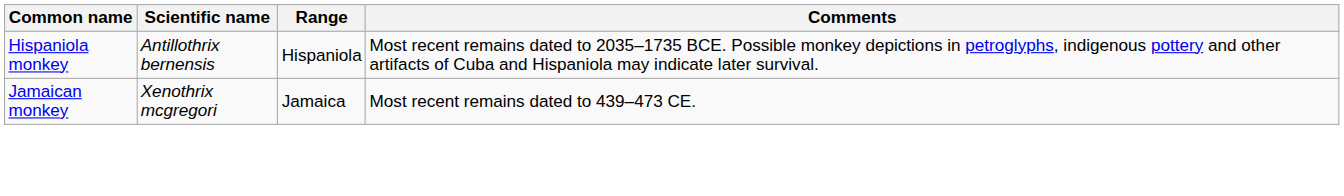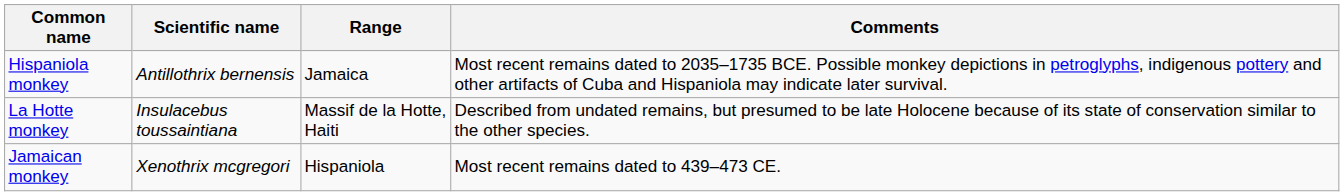(322, 54) Hispaniola -> (336, 74) Jamaica
+ row: (41, 120)
(314, 101) Jamaica -> (344, 166) Hispaniola
